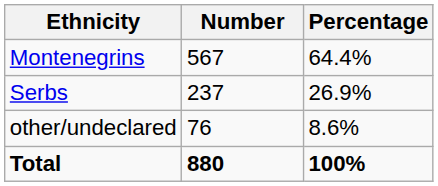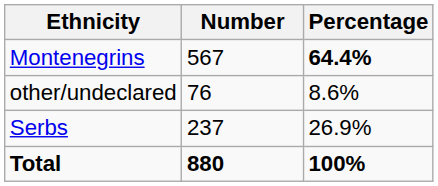(340, 57) normal -> (340, 57) bold
rows swapped: (39, 92) <-> (93, 127)
